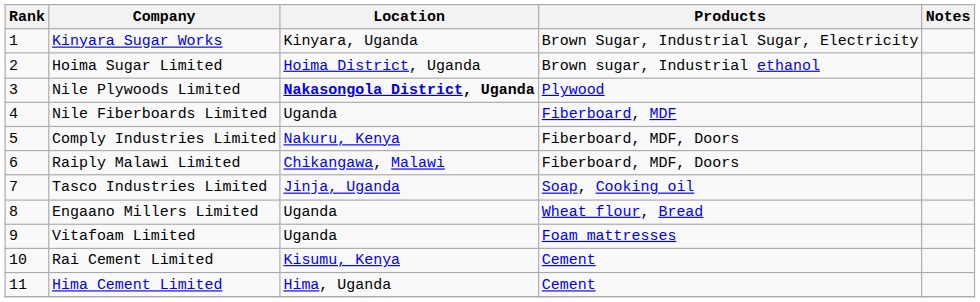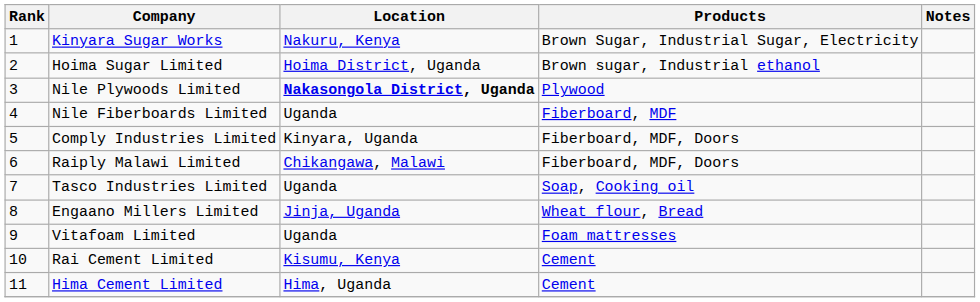(351, 41) Kinyara, Uganda -> (342, 41) Nakuru, Kenya
(342, 139) Nakuru, Kenya -> (351, 139) Kinyara, Uganda
(342, 187) Jinja, Uganda -> (310, 187) Uganda
(310, 212) Uganda -> (342, 212) Jinja, Uganda
